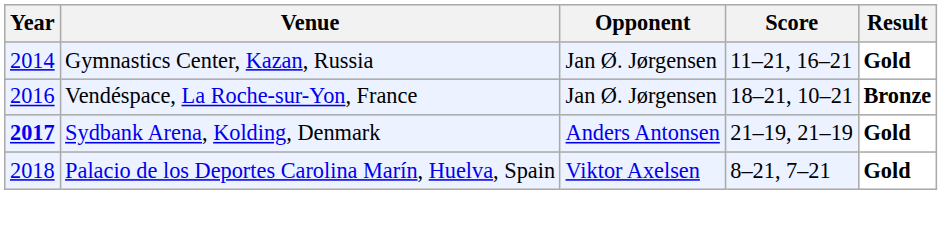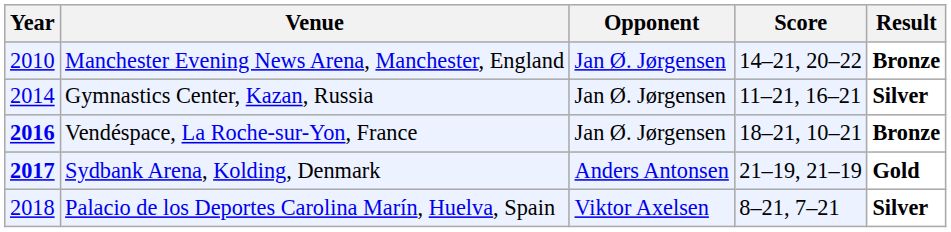+ row: (315, 60)
(887, 60) Gold -> (900, 96) Silver
(32, 96) normal -> (32, 133) bold
(887, 170) Gold -> (900, 207) Silver
